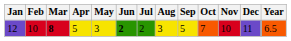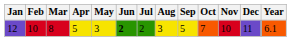(51, 28) bold -> (51, 28) normal
(270, 28) 6.5 -> (270, 28) 6.1
